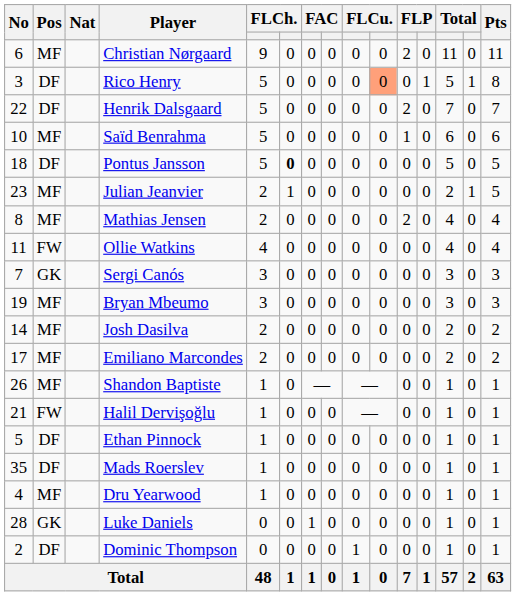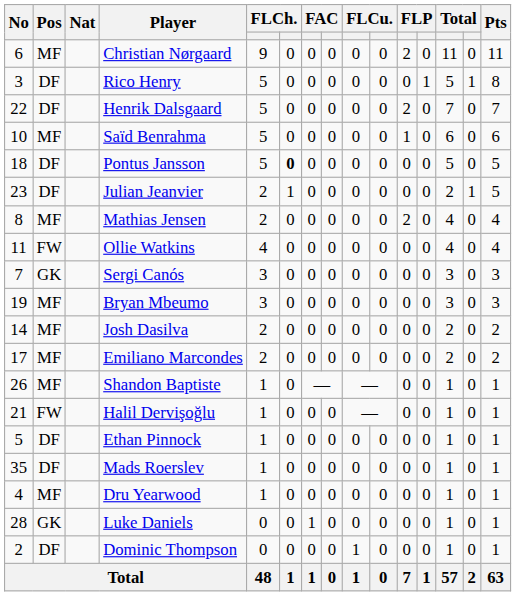(383, 81) lightsalmon background -> (383, 81) no background
(49, 191) MF -> (49, 191) DF
